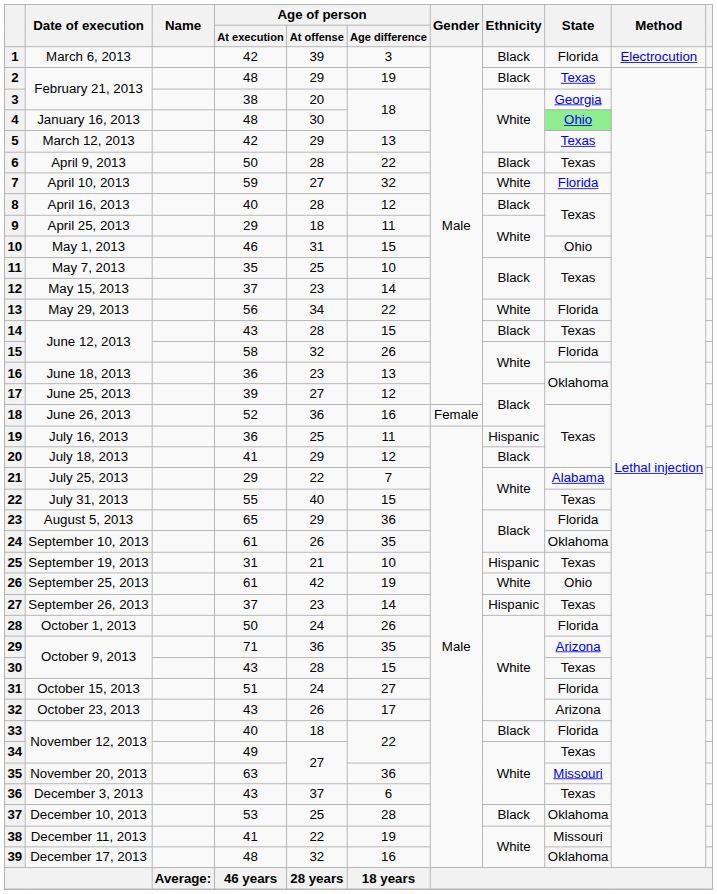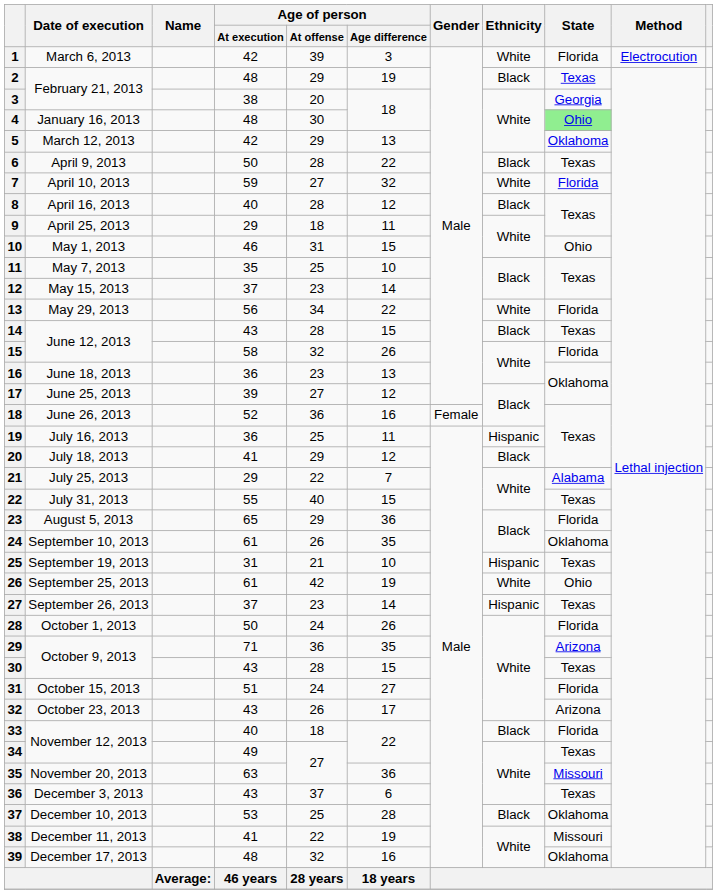(514, 57) Black -> (514, 57) White
(578, 141) Texas -> (578, 141) Oklahoma
